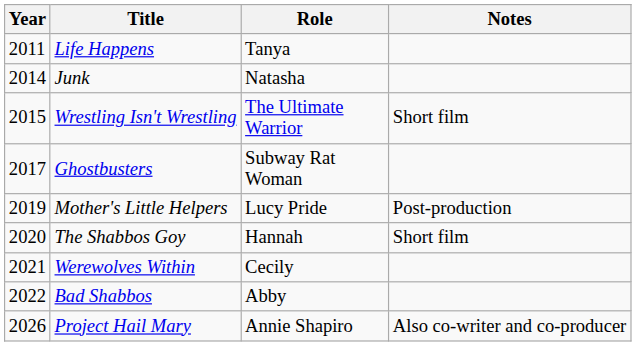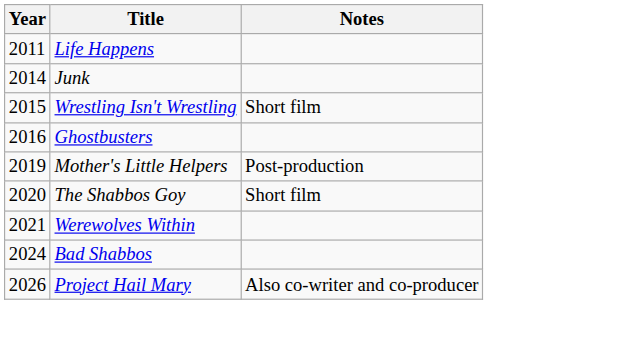- column: (315, 19)
(27, 168) 2017 -> (27, 136) 2016
(27, 296) 2022 -> (27, 254) 2024
